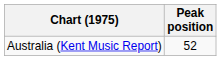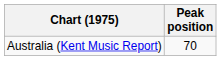(190, 45) 52 -> (190, 45) 70
